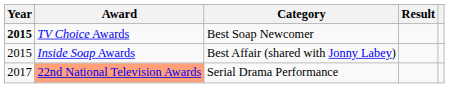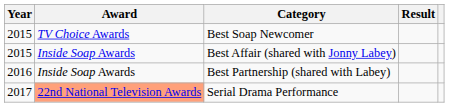(20, 33) bold -> (20, 33) normal
+ row: (299, 72)
